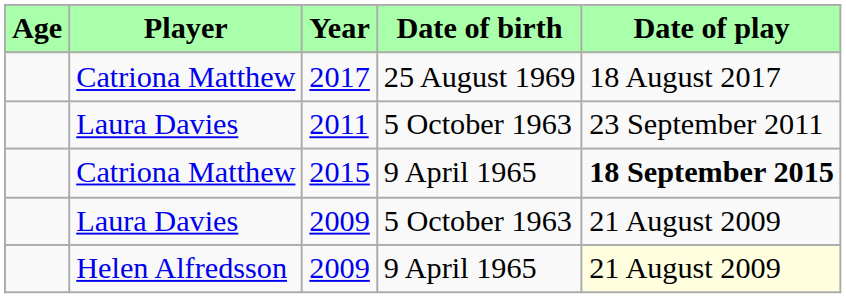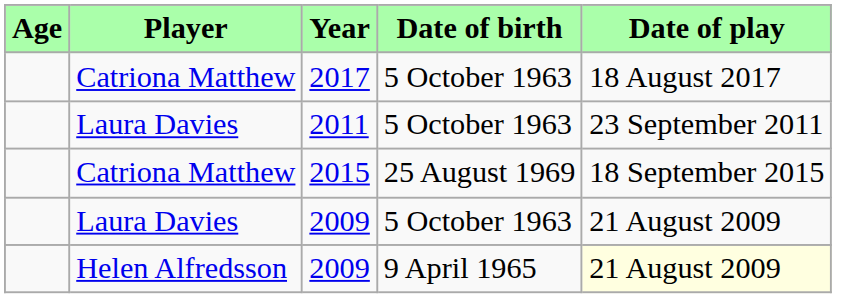(480, 76) 25 August 1969 -> (478, 76) 5 October 1963
(460, 172) 9 April 1965 -> (480, 172) 25 August 1969
(712, 172) bold -> (707, 172) normal
